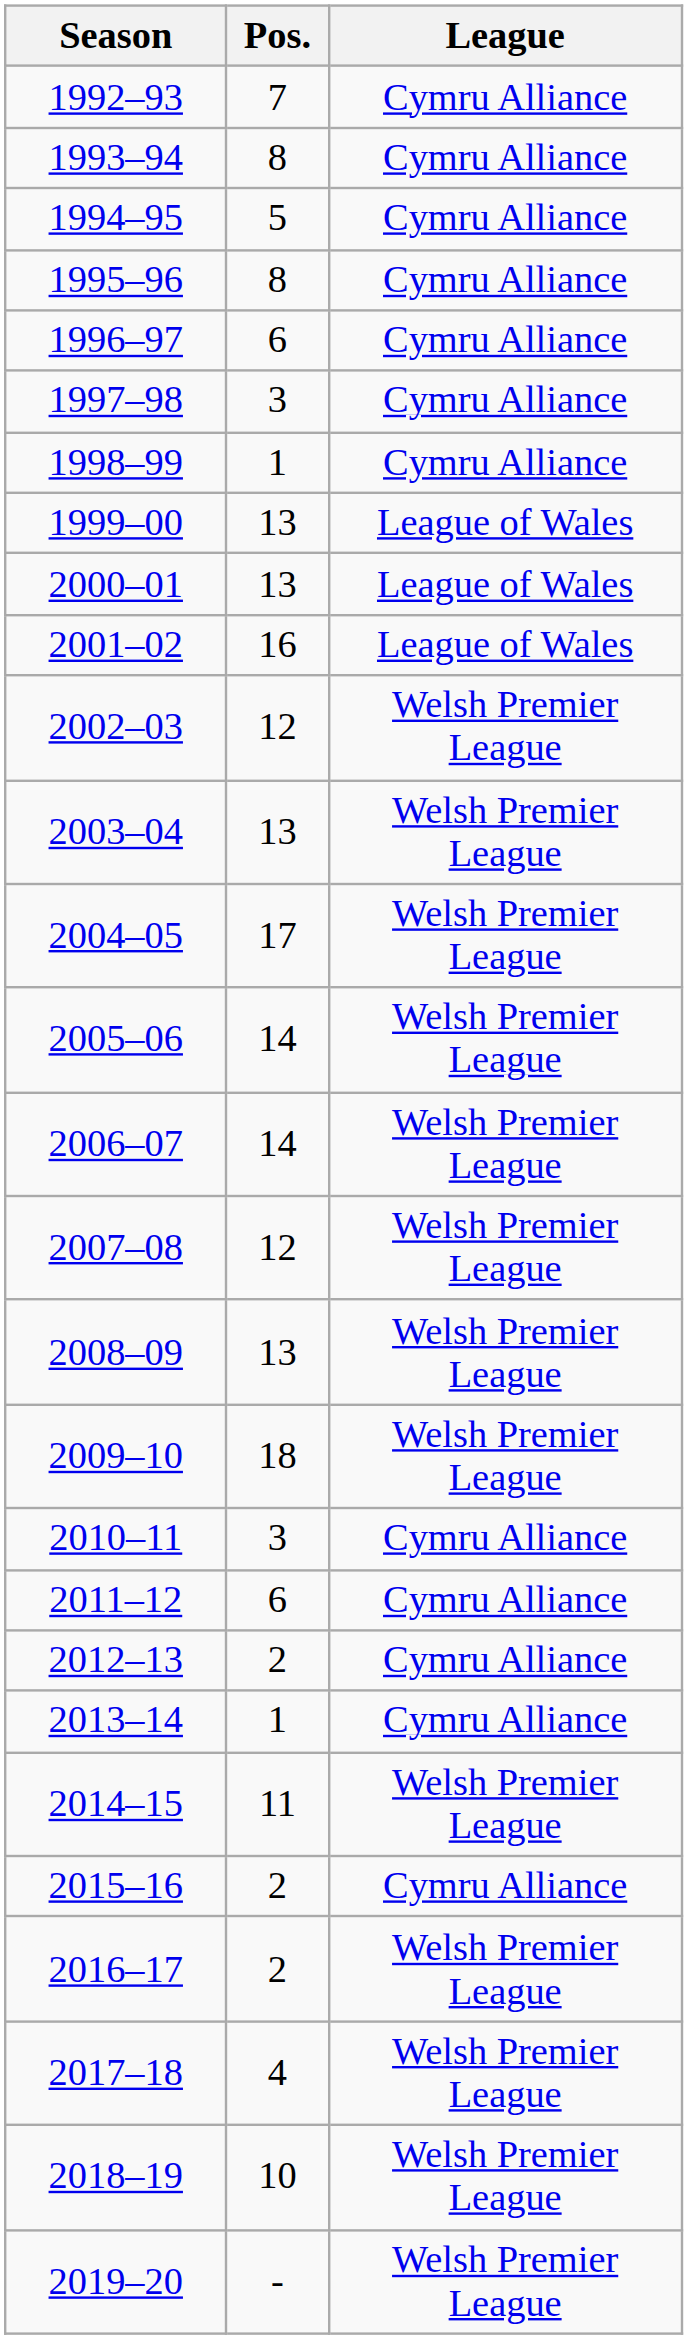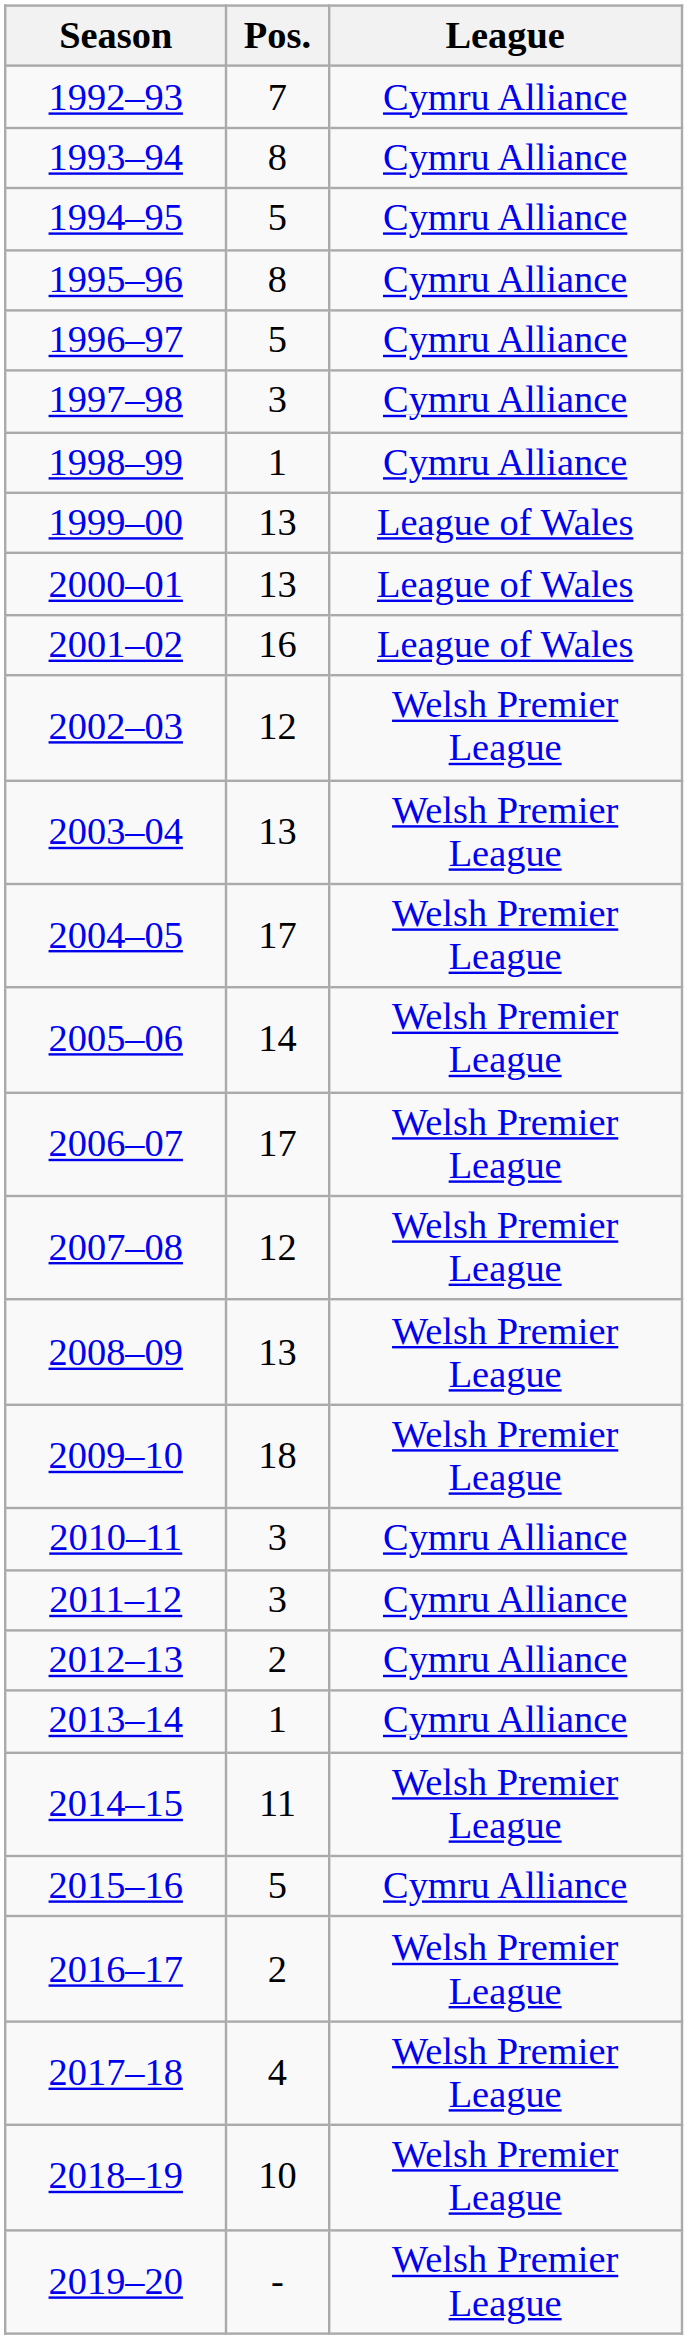(277, 339) 6 -> (277, 339) 5
(277, 1143) 14 -> (277, 1143) 17
(277, 1598) 6 -> (277, 1598) 3
(277, 1885) 2 -> (277, 1885) 5
